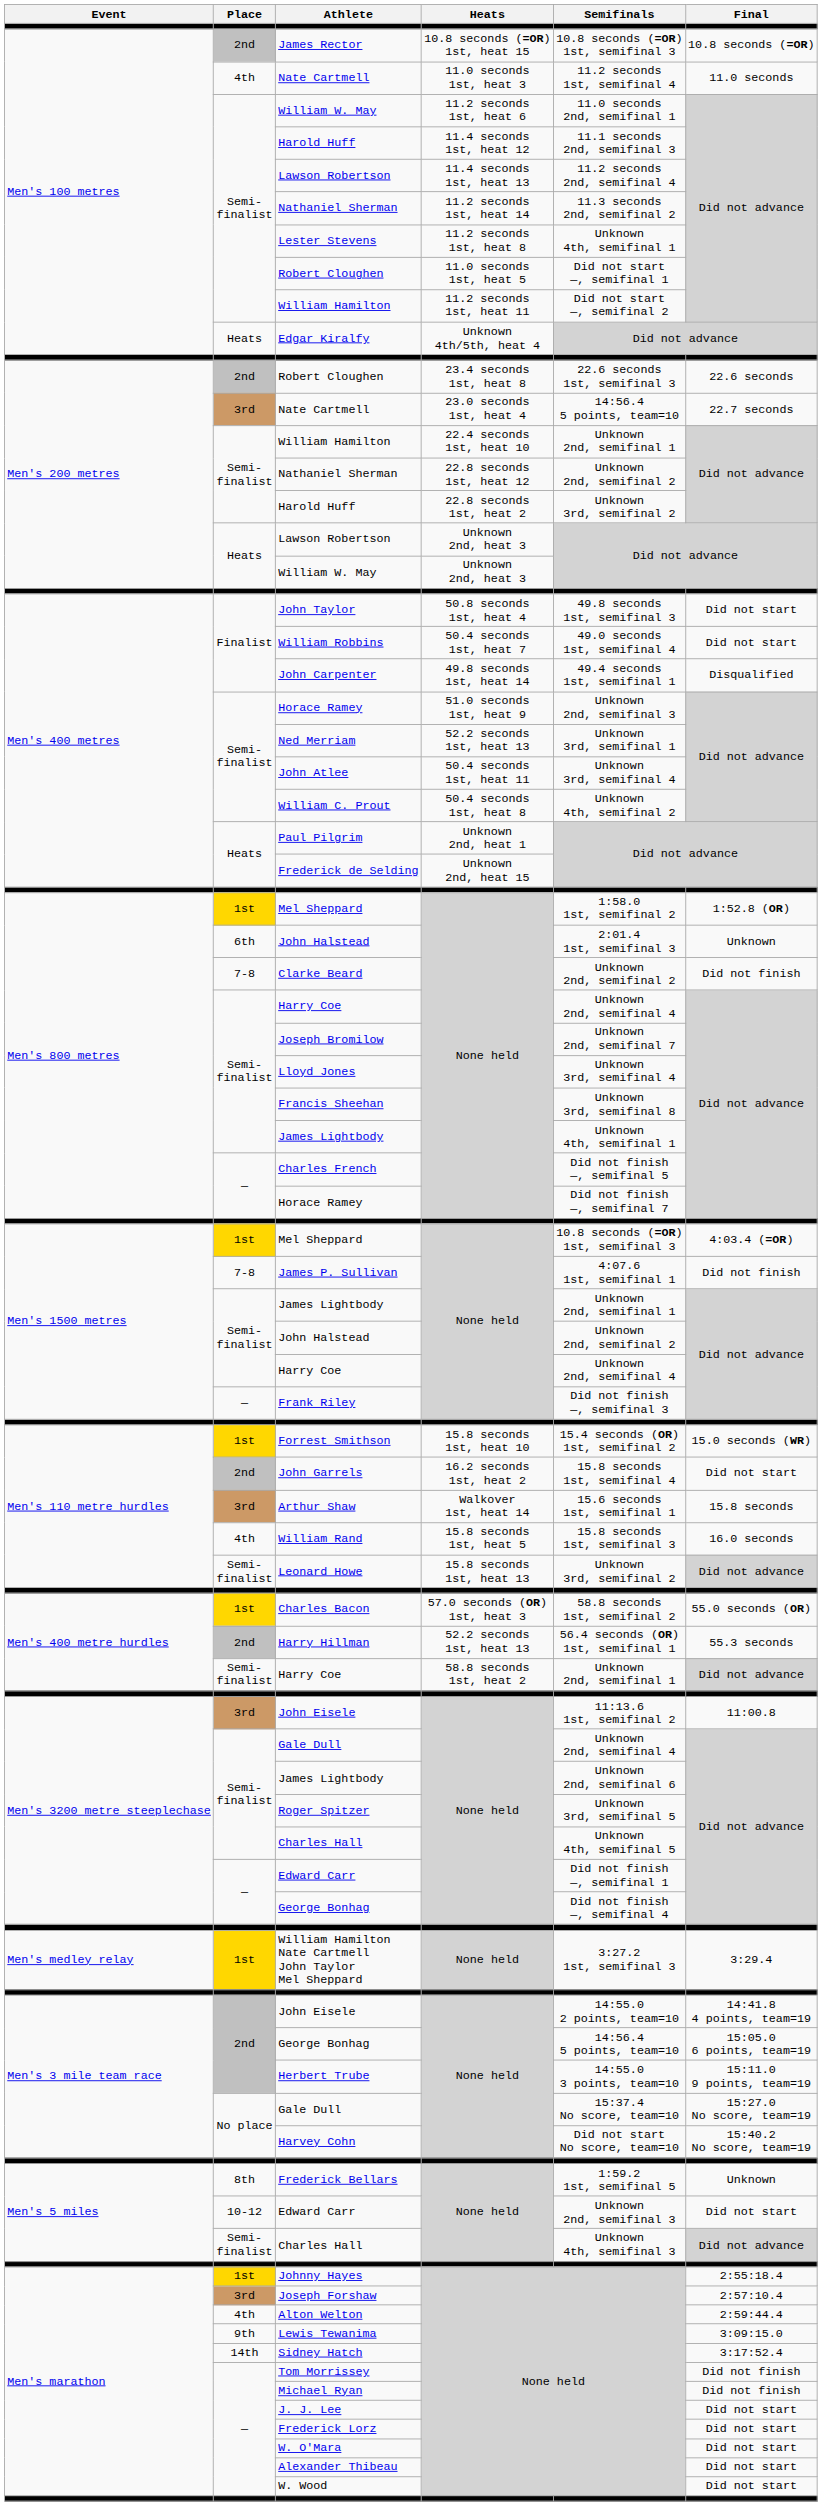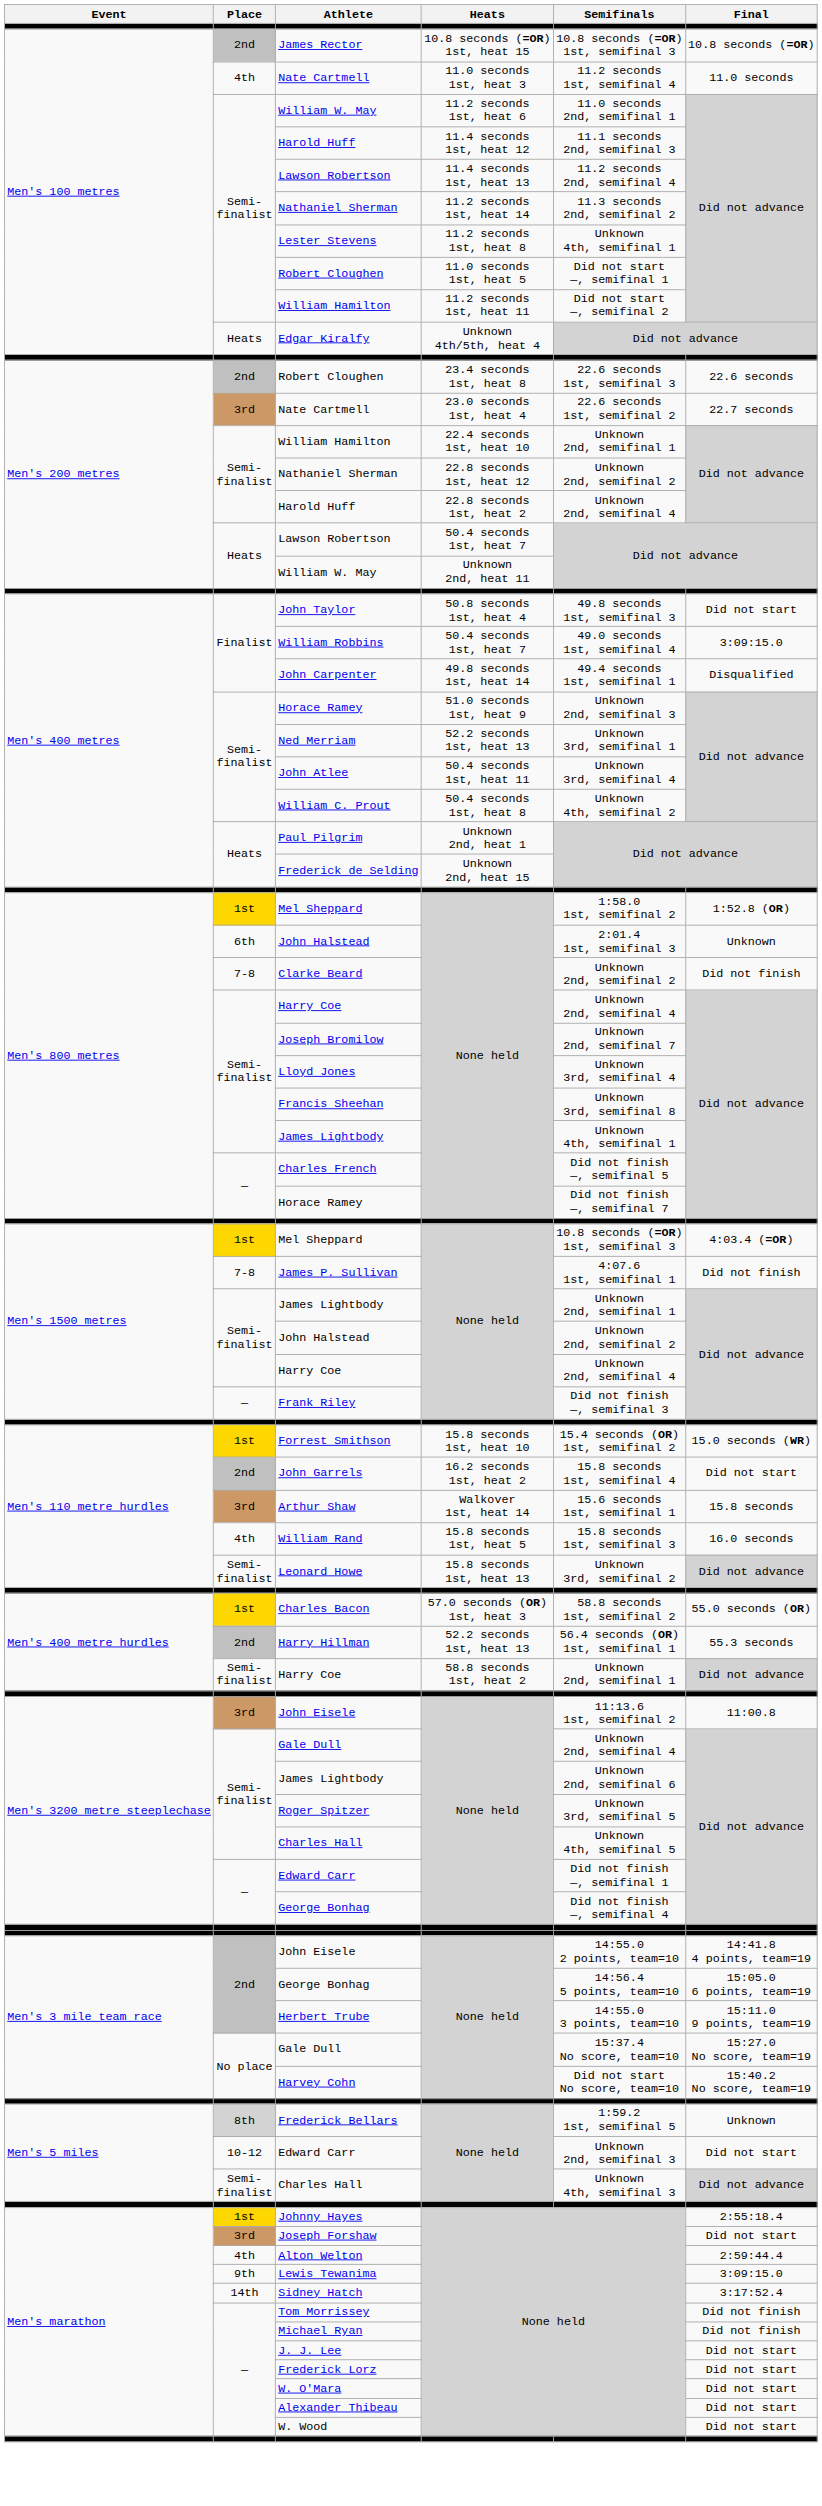(619, 409) 14:56.4 5 points, team=10 -> (619, 409) 22.6 seconds 1st, semifinal 2
(619, 507) Unknown 3rd, semifinal 2 -> (619, 507) Unknown 2nd, semifinal 4
(487, 539) Unknown 2nd, heat 3 -> (487, 539) 50.4 seconds 1st, heat 7
(487, 572) Unknown 2nd, heat 3 -> (487, 572) Unknown 2nd, heat 11
(751, 643) Did not start -> (751, 643) 3:09:15.0
- row: (70, 1960)
(245, 2180) no background -> (245, 2120) lightgrey background
(751, 2295) 2:57:10.4 -> (751, 2236) Did not start
